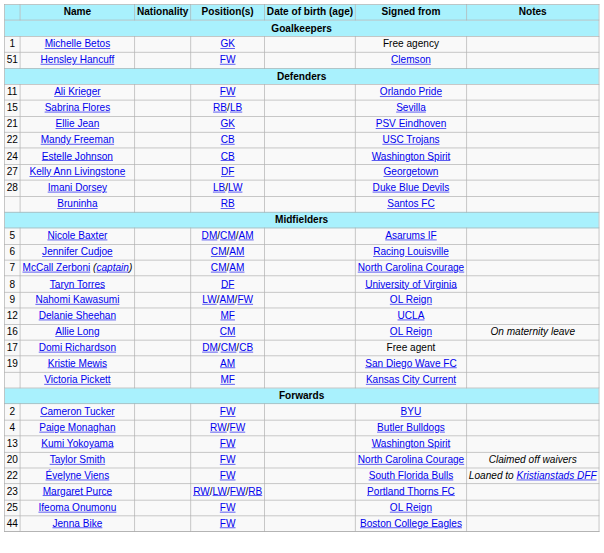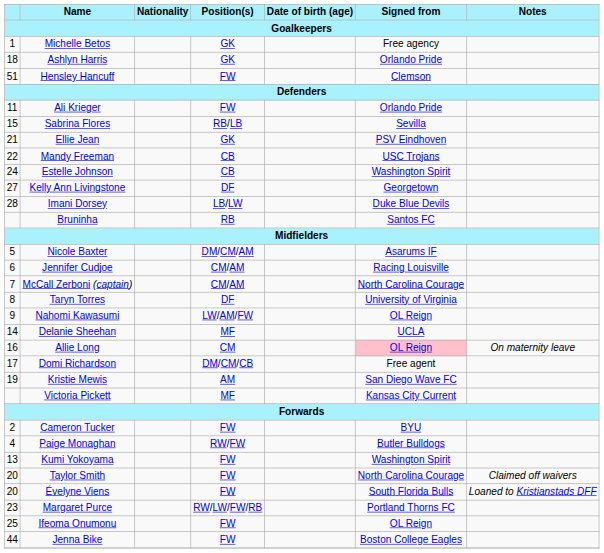+ row: (77, 60)
(12, 316) 12 -> (12, 332) 14
(411, 332) no background -> (411, 348) pink background
(12, 476) 22 -> (12, 492) 20
